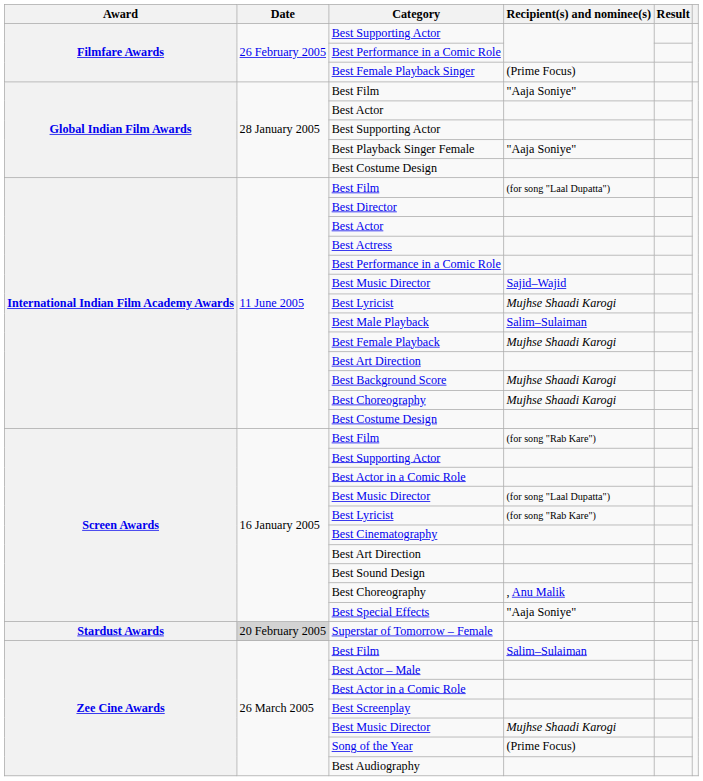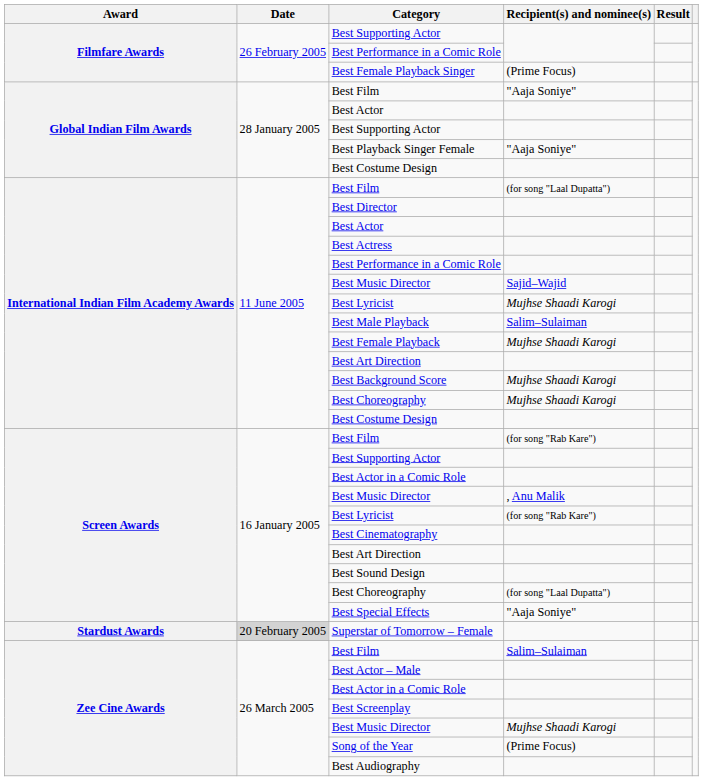(558, 497) (for song "Laal Dupatta") -> (536, 496) , Anu Malik
(536, 592) , Anu Malik -> (558, 593) (for song "Laal Dupatta")
